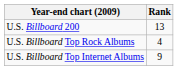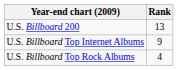rows swapped: (70, 42) <-> (75, 57)
